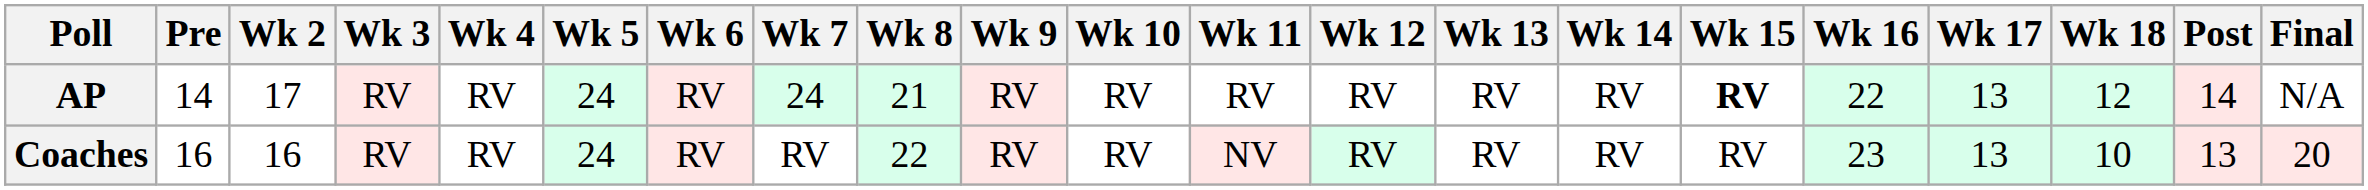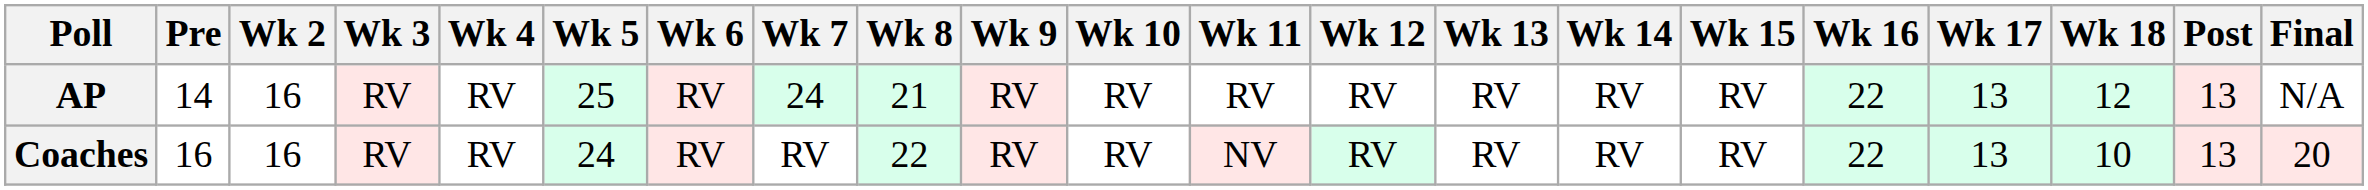(282, 94) 17 -> (282, 94) 16
(596, 94) 24 -> (596, 94) 25
(1743, 94) bold -> (1743, 94) normal
(2218, 94) 14 -> (2218, 94) 13
(1866, 154) 23 -> (1866, 154) 22
